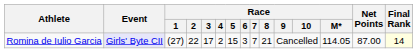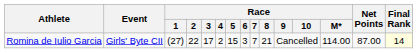(134, 41) lavender background -> (134, 41) no background
(336, 41) 114.05 -> (336, 41) 114.00
